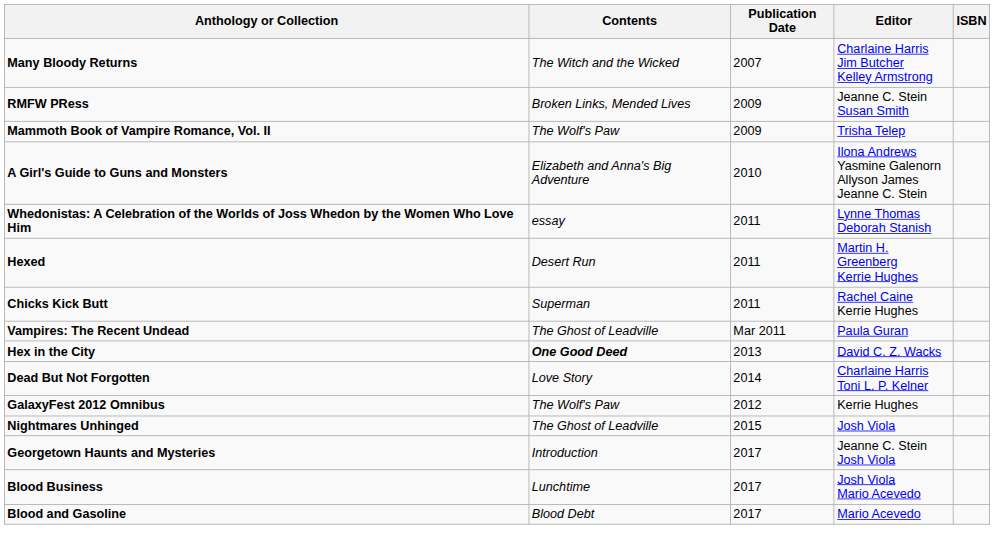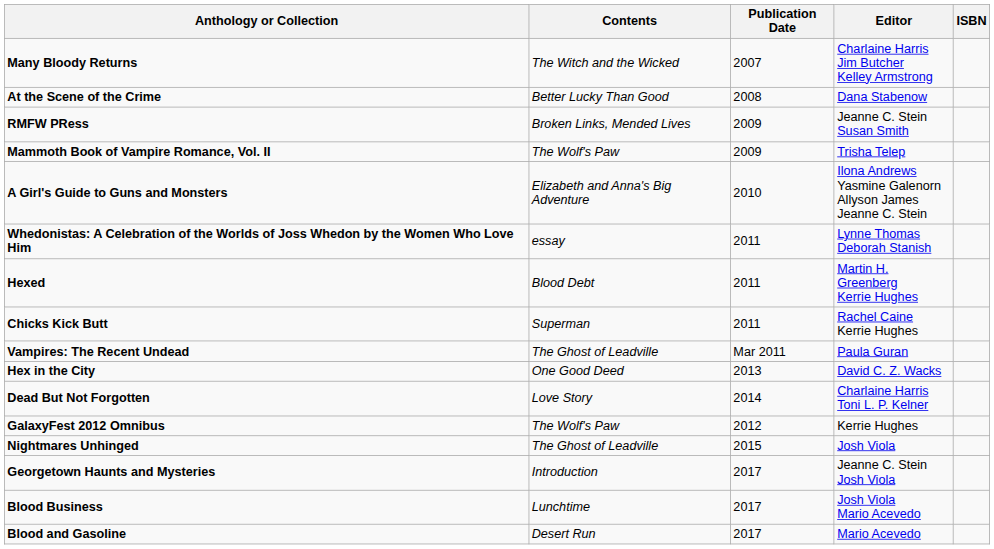+ row: (84, 97)
(564, 262) Desert Run -> (563, 282) Blood Debt
(579, 351) bold -> (578, 371) normal
(563, 514) Blood Debt -> (564, 534) Desert Run
